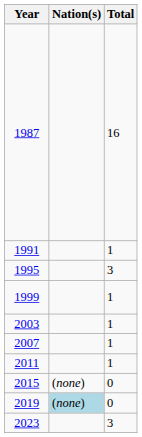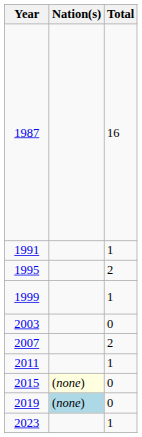(110, 270) 3 -> (110, 270) 2
(110, 323) 1 -> (110, 323) 0
(110, 343) 1 -> (110, 343) 2
(68, 383) no background -> (68, 383) lightyellow background
(110, 422) 3 -> (110, 422) 1
